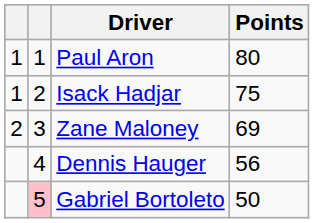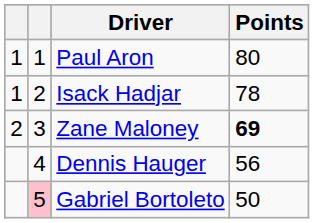(248, 93) 75 -> (248, 93) 78
(248, 128) normal -> (248, 128) bold
